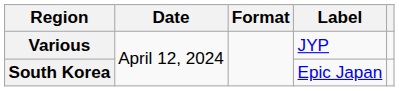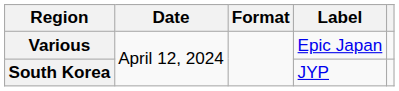(313, 45) JYP -> (340, 45) Epic Japan
(340, 72) Epic Japan -> (313, 72) JYP
